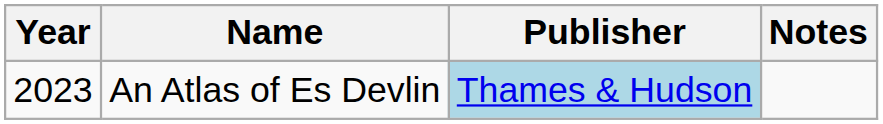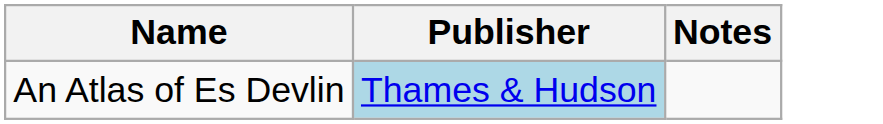- column: (53, 32)
